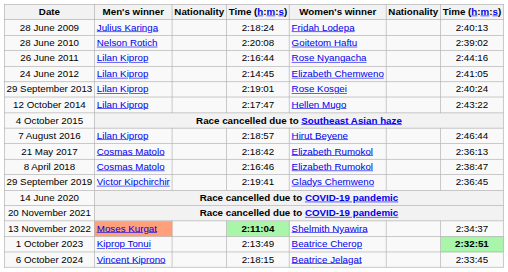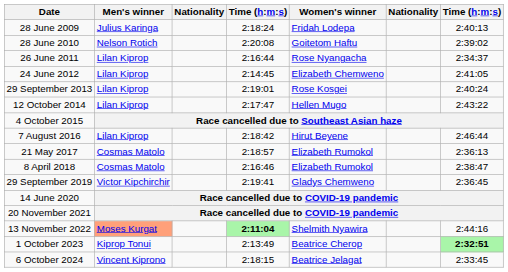(472, 58) 2:44:16 -> (472, 58) 2:34:37
(258, 136) 2:18:57 -> (258, 136) 2:18:42
(258, 151) 2:18:42 -> (258, 151) 2:18:57
(472, 228) 2:34:37 -> (472, 228) 2:44:16
